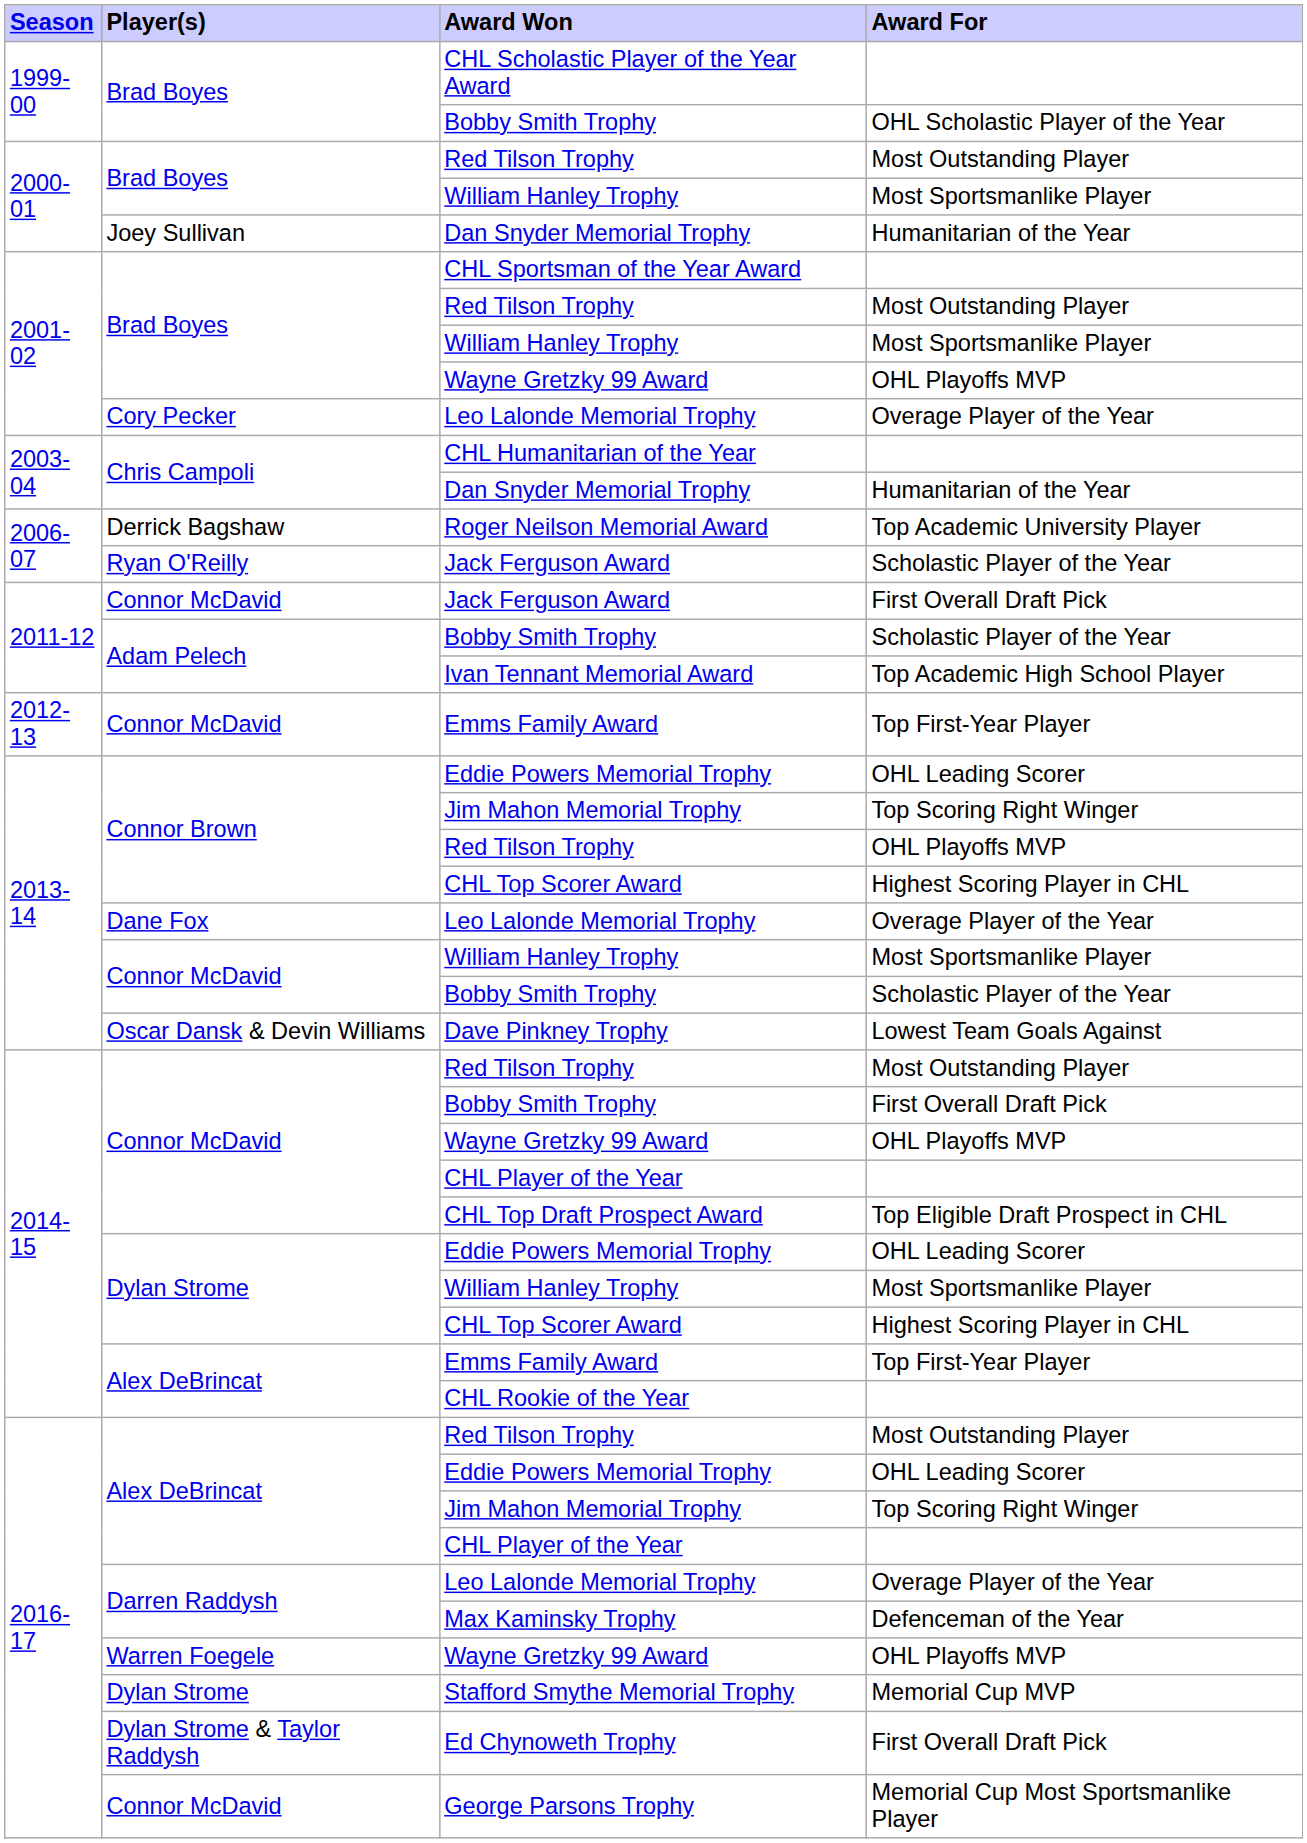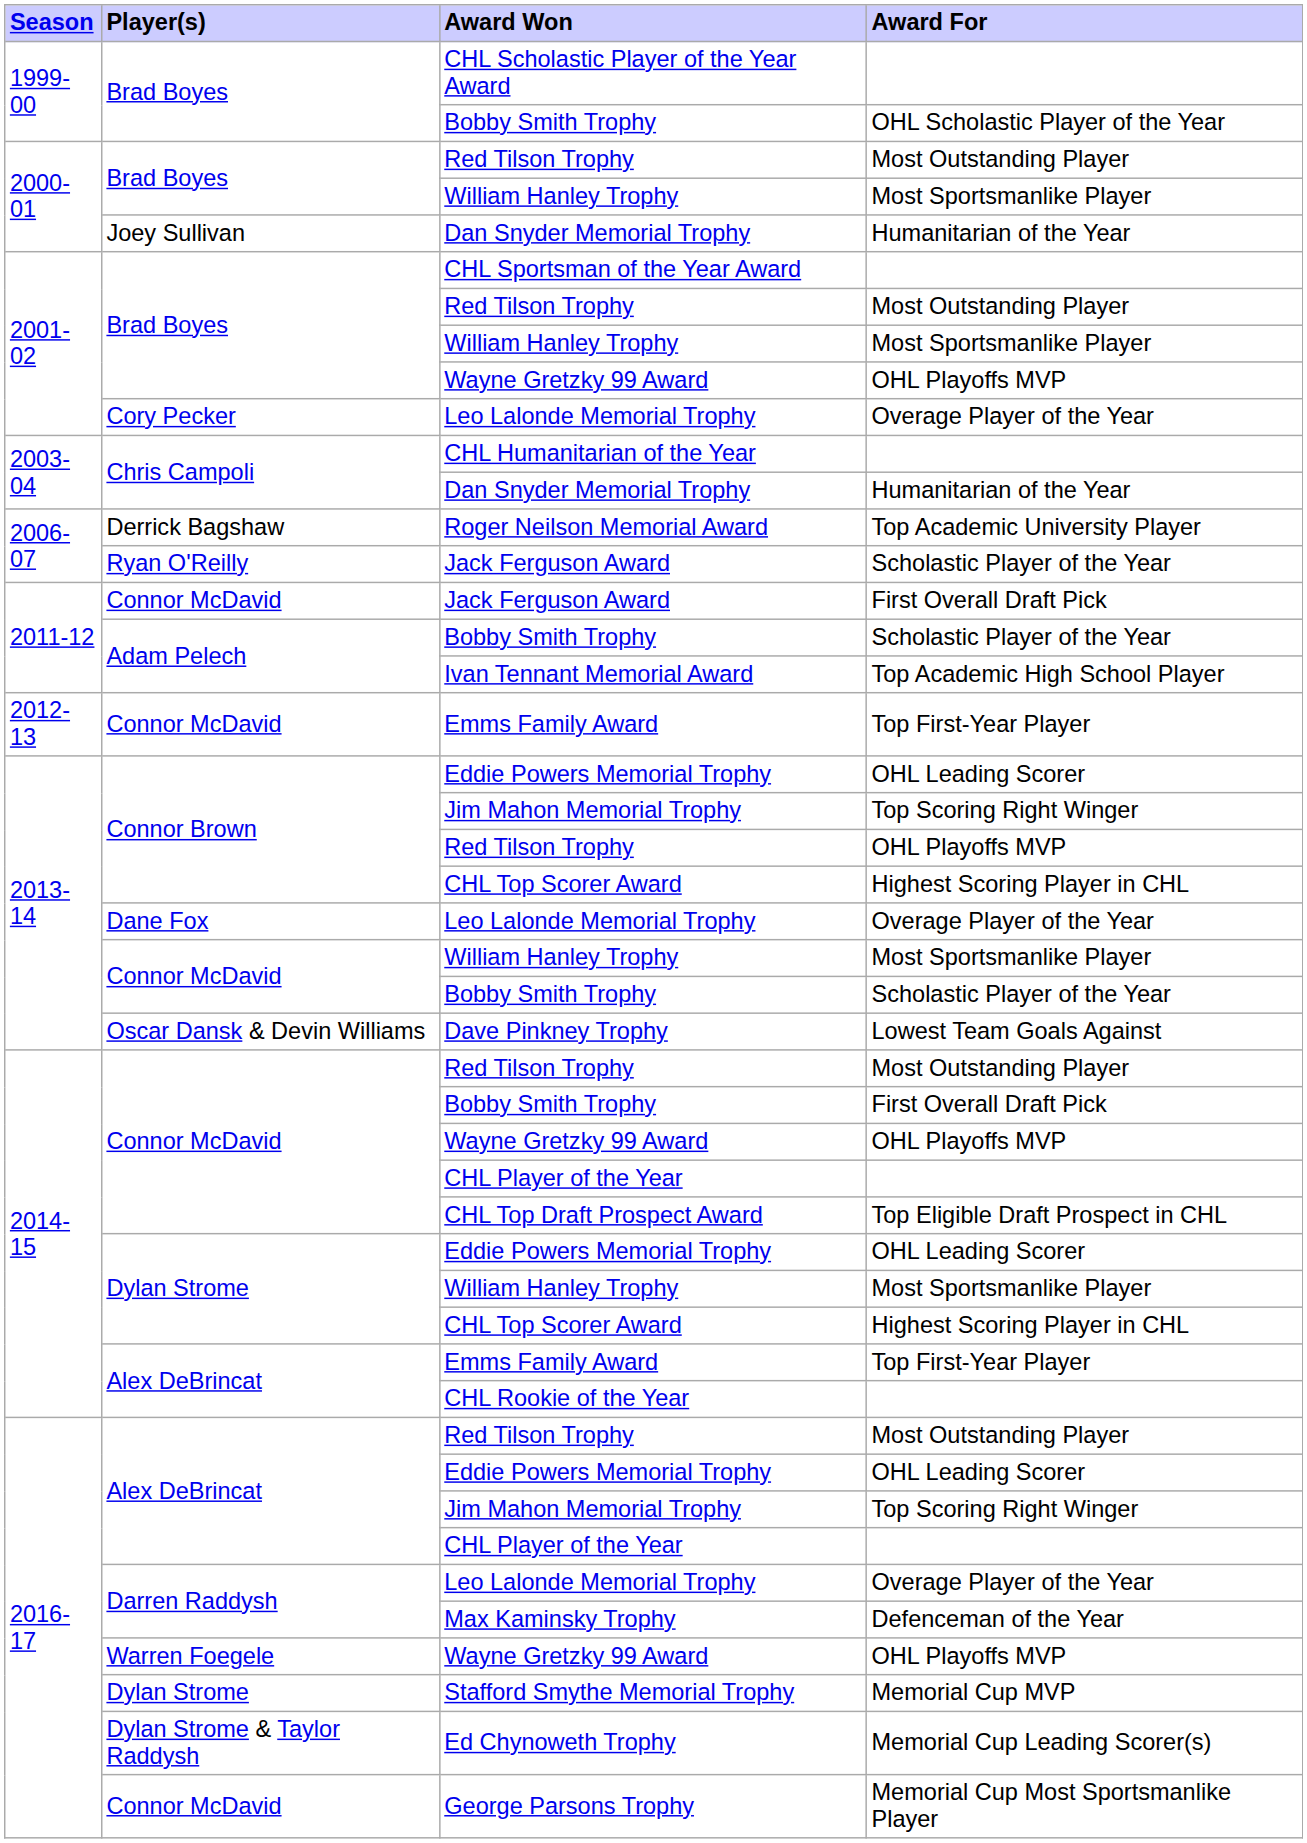(989, 1742) First Overall Draft Pick -> (1041, 1742) Memorial Cup Leading Scorer(s)
